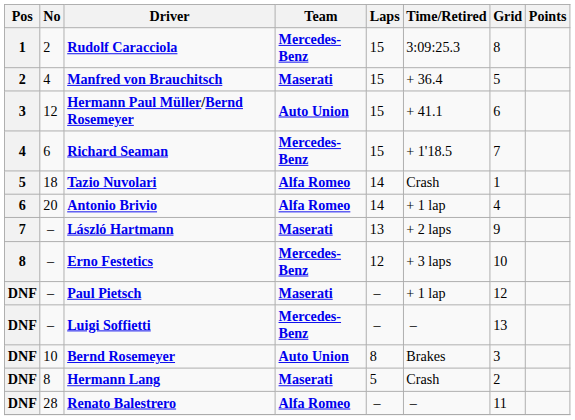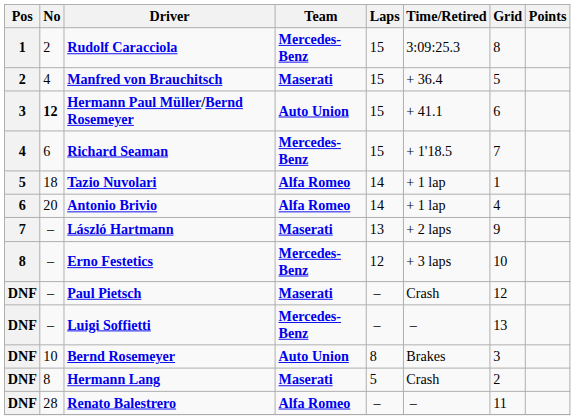(50, 111) normal -> (50, 111) bold
(423, 183) Crash -> (426, 183) + 1 lap
(426, 293) + 1 lap -> (423, 293) Crash
